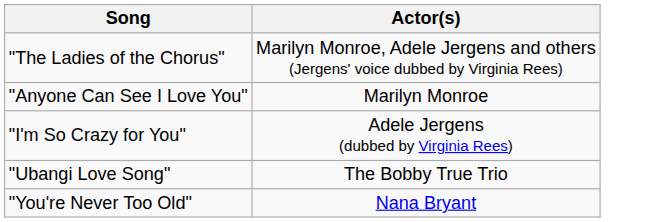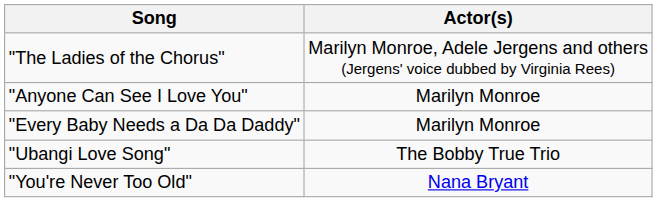+ row: (154, 125)
- row: (97, 135)
